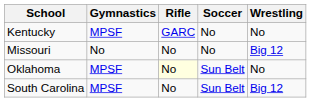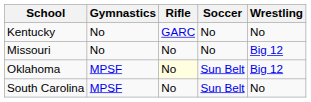(106, 32) MPSF -> (97, 32) No
(257, 69) No -> (267, 69) Big 12
(267, 87) Big 12 -> (257, 87) No
